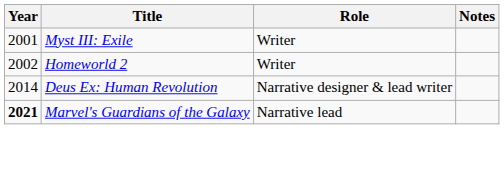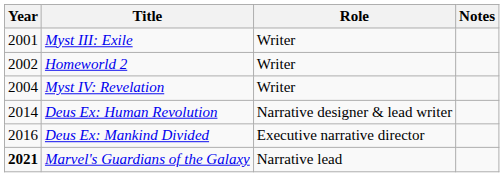+ row: (105, 87)
+ row: (127, 135)
